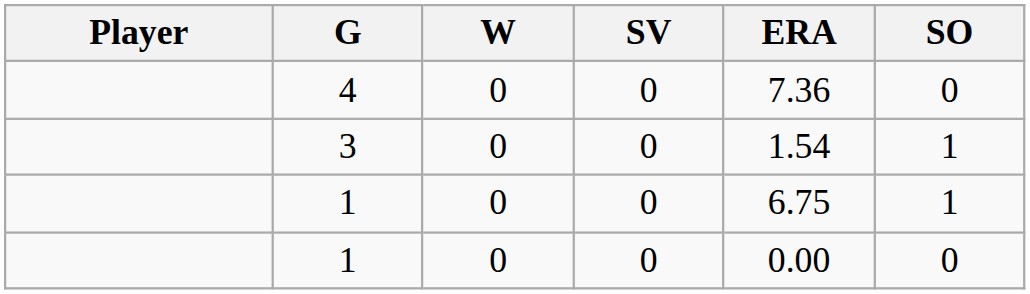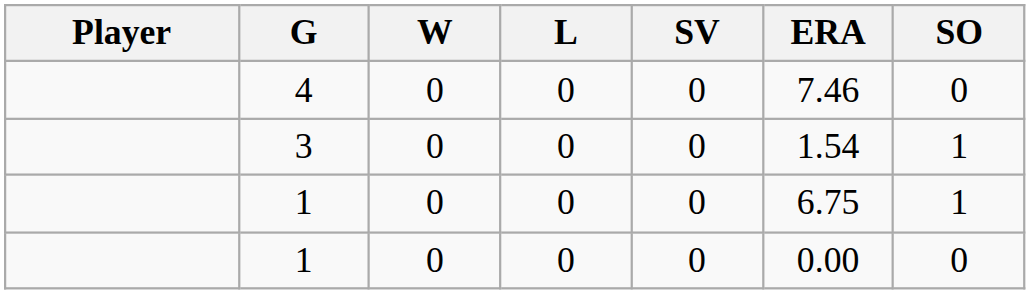+ column: (566, 32)
(799, 89) 7.36 -> (828, 89) 7.46
